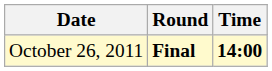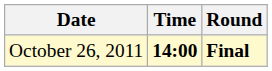columns swapped: (240, 19) <-> (180, 19)
